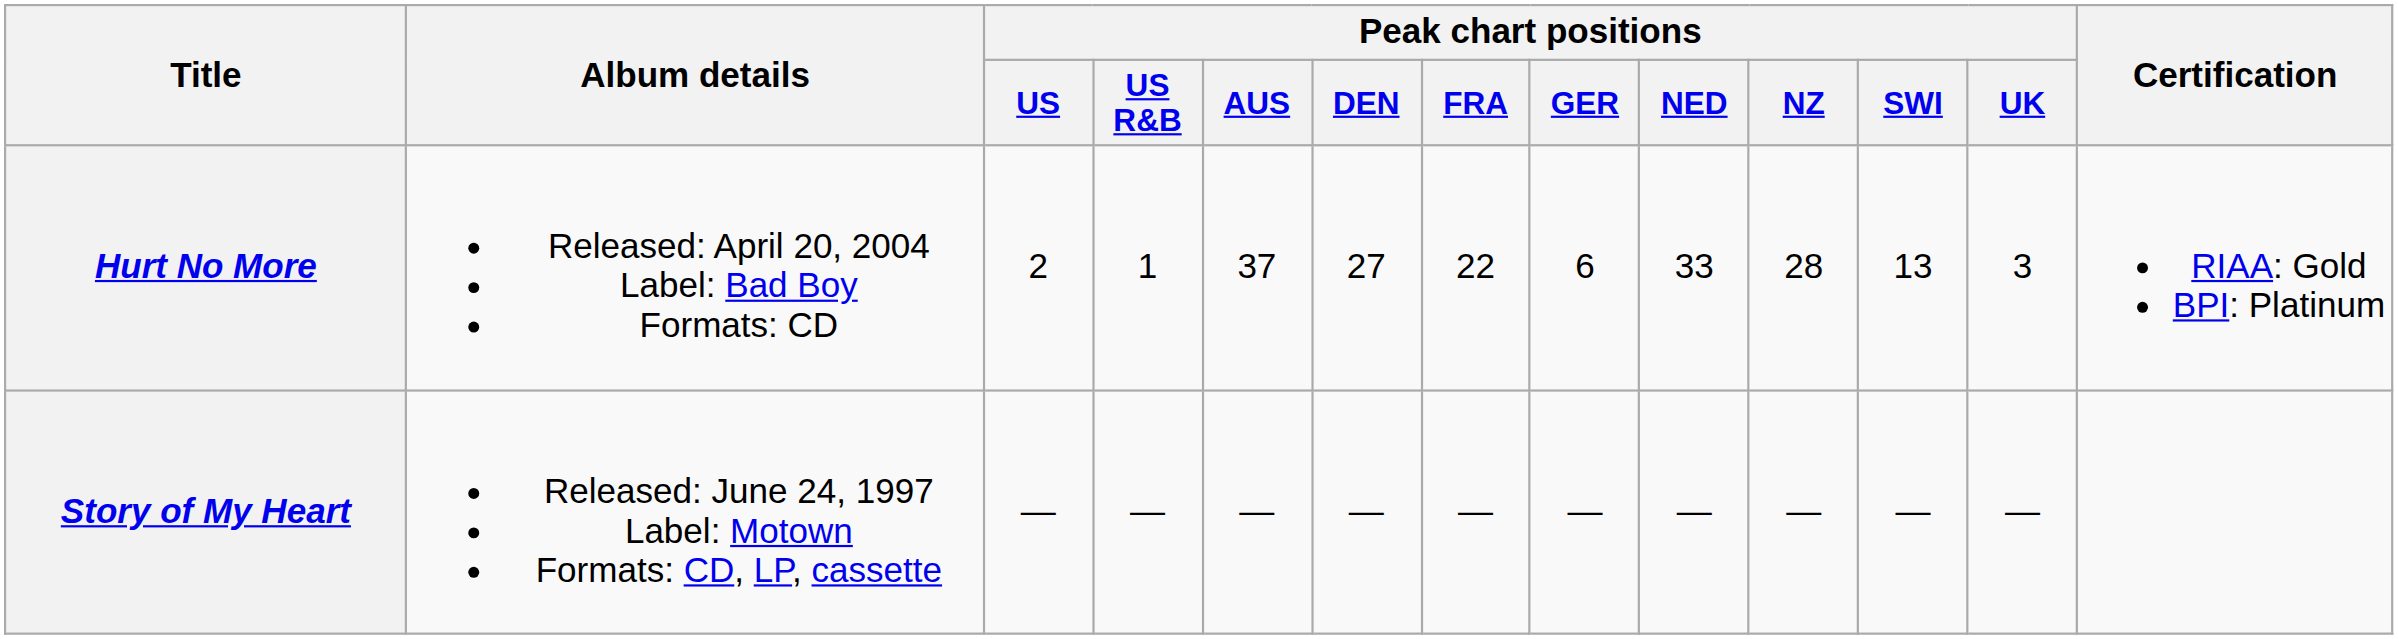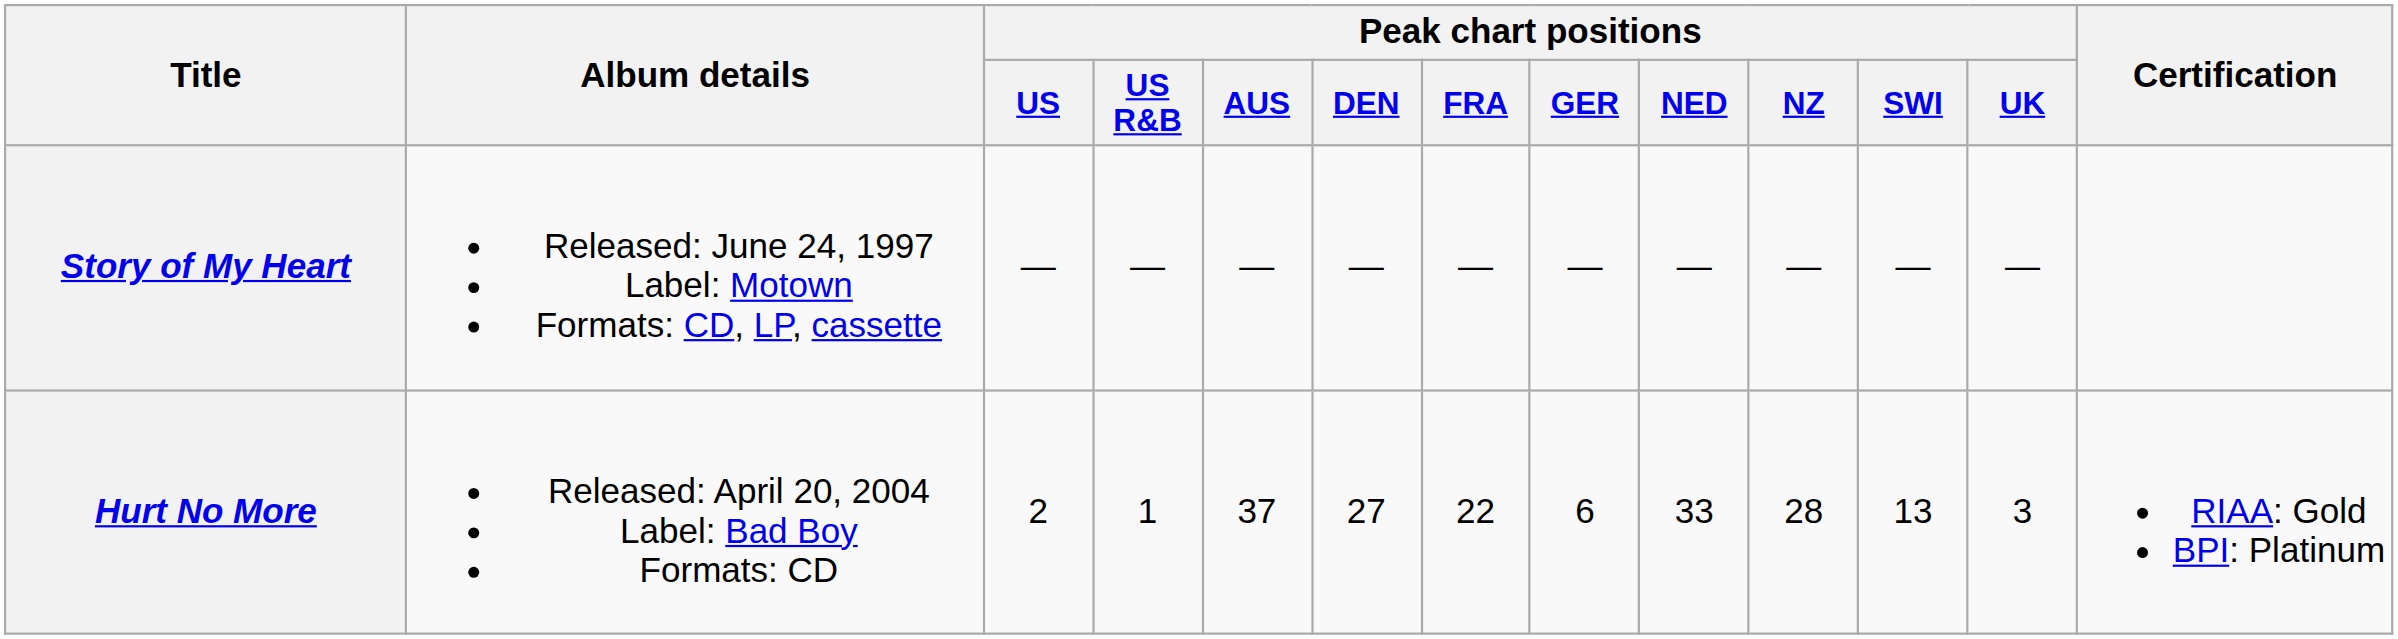rows swapped: (206, 510) <-> (206, 266)
